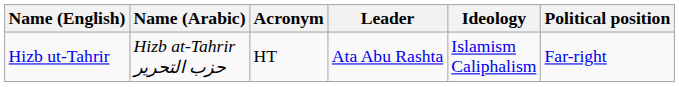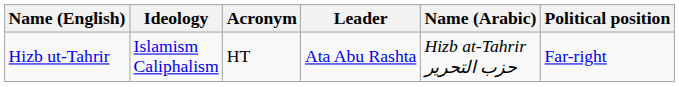columns swapped: (190, 18) <-> (494, 18)
